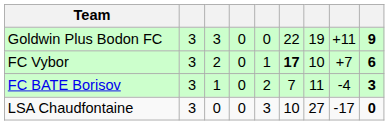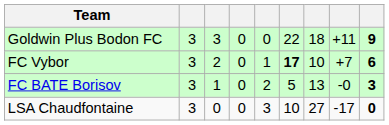(317, 39) 19 -> (317, 39) 18
(292, 85) 7 -> (292, 85) 5
(317, 85) 11 -> (317, 85) 13
(344, 85) -4 -> (344, 85) -0
